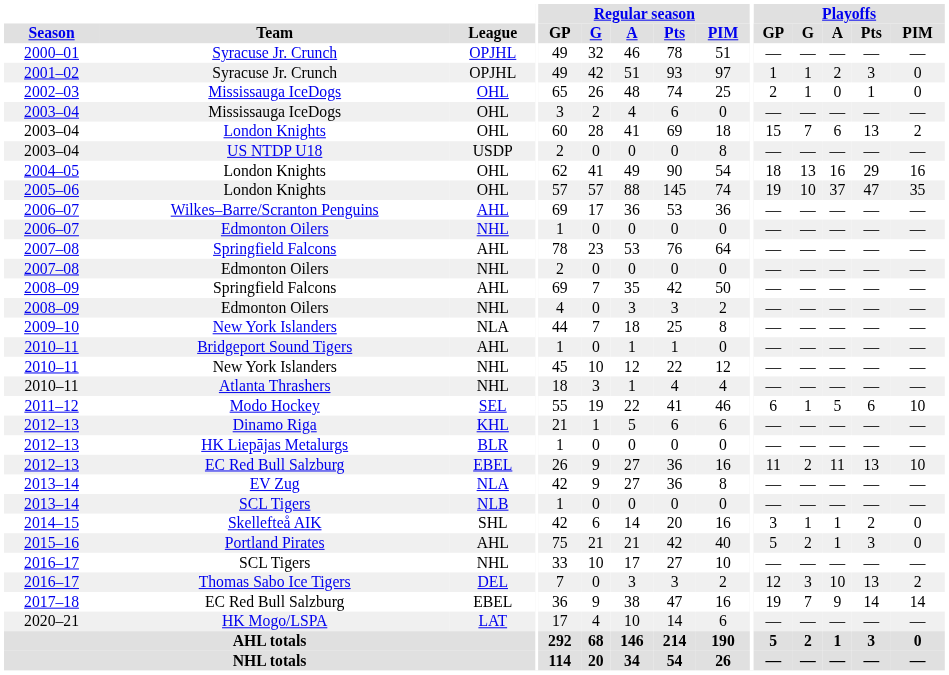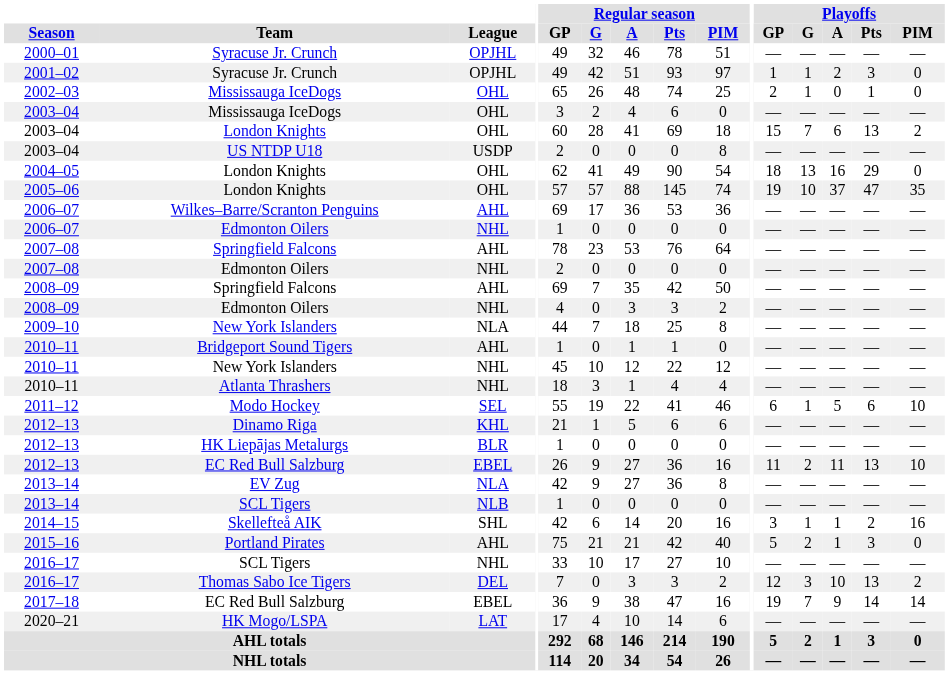(918, 170) 16 -> (918, 170) 0
(918, 523) 0 -> (918, 523) 16
